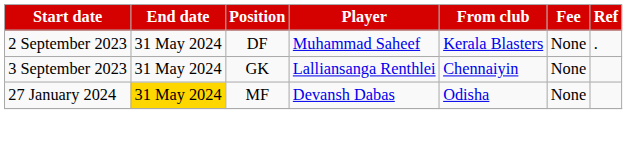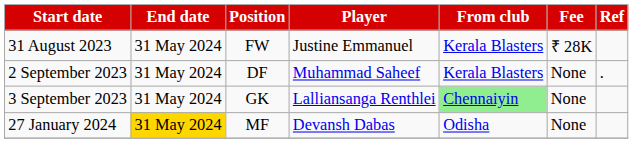+ row: (60, 45)
(481, 69) no background -> (481, 99) lightgreen background
